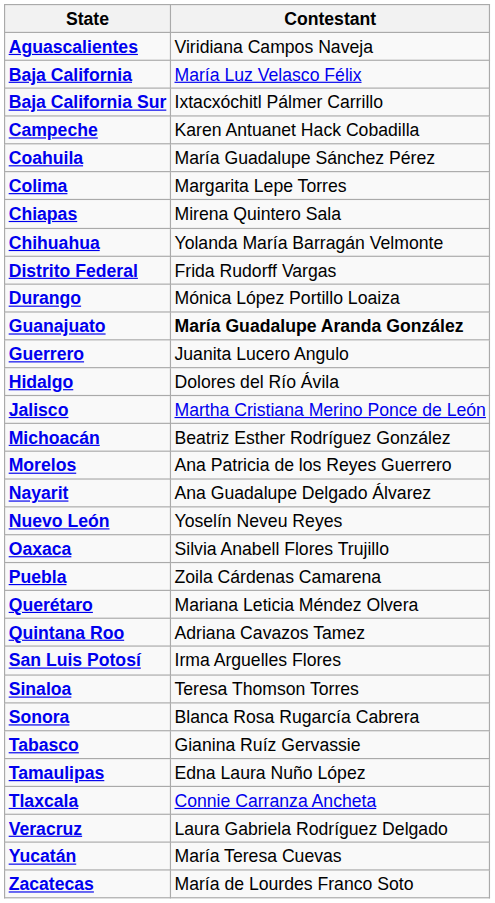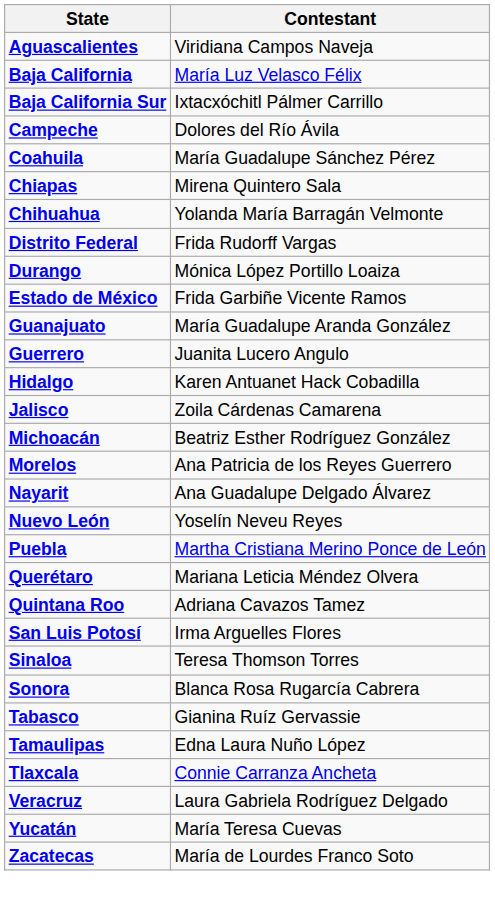(297, 130) Karen Antuanet Hack Cobadilla -> (257, 130) Dolores del Río Ávila
- row: (38, 186)
+ row: (83, 298)
(319, 326) bold -> (313, 326) normal
(257, 382) Dolores del Río Ávila -> (297, 382) Karen Antuanet Hack Cobadilla
(330, 409) Martha Cristiana Merino Ponce de León -> (278, 409) Zoila Cárdenas Camarena
- row: (40, 549)
(278, 577) Zoila Cárdenas Camarena -> (330, 549) Martha Cristiana Merino Ponce de León
